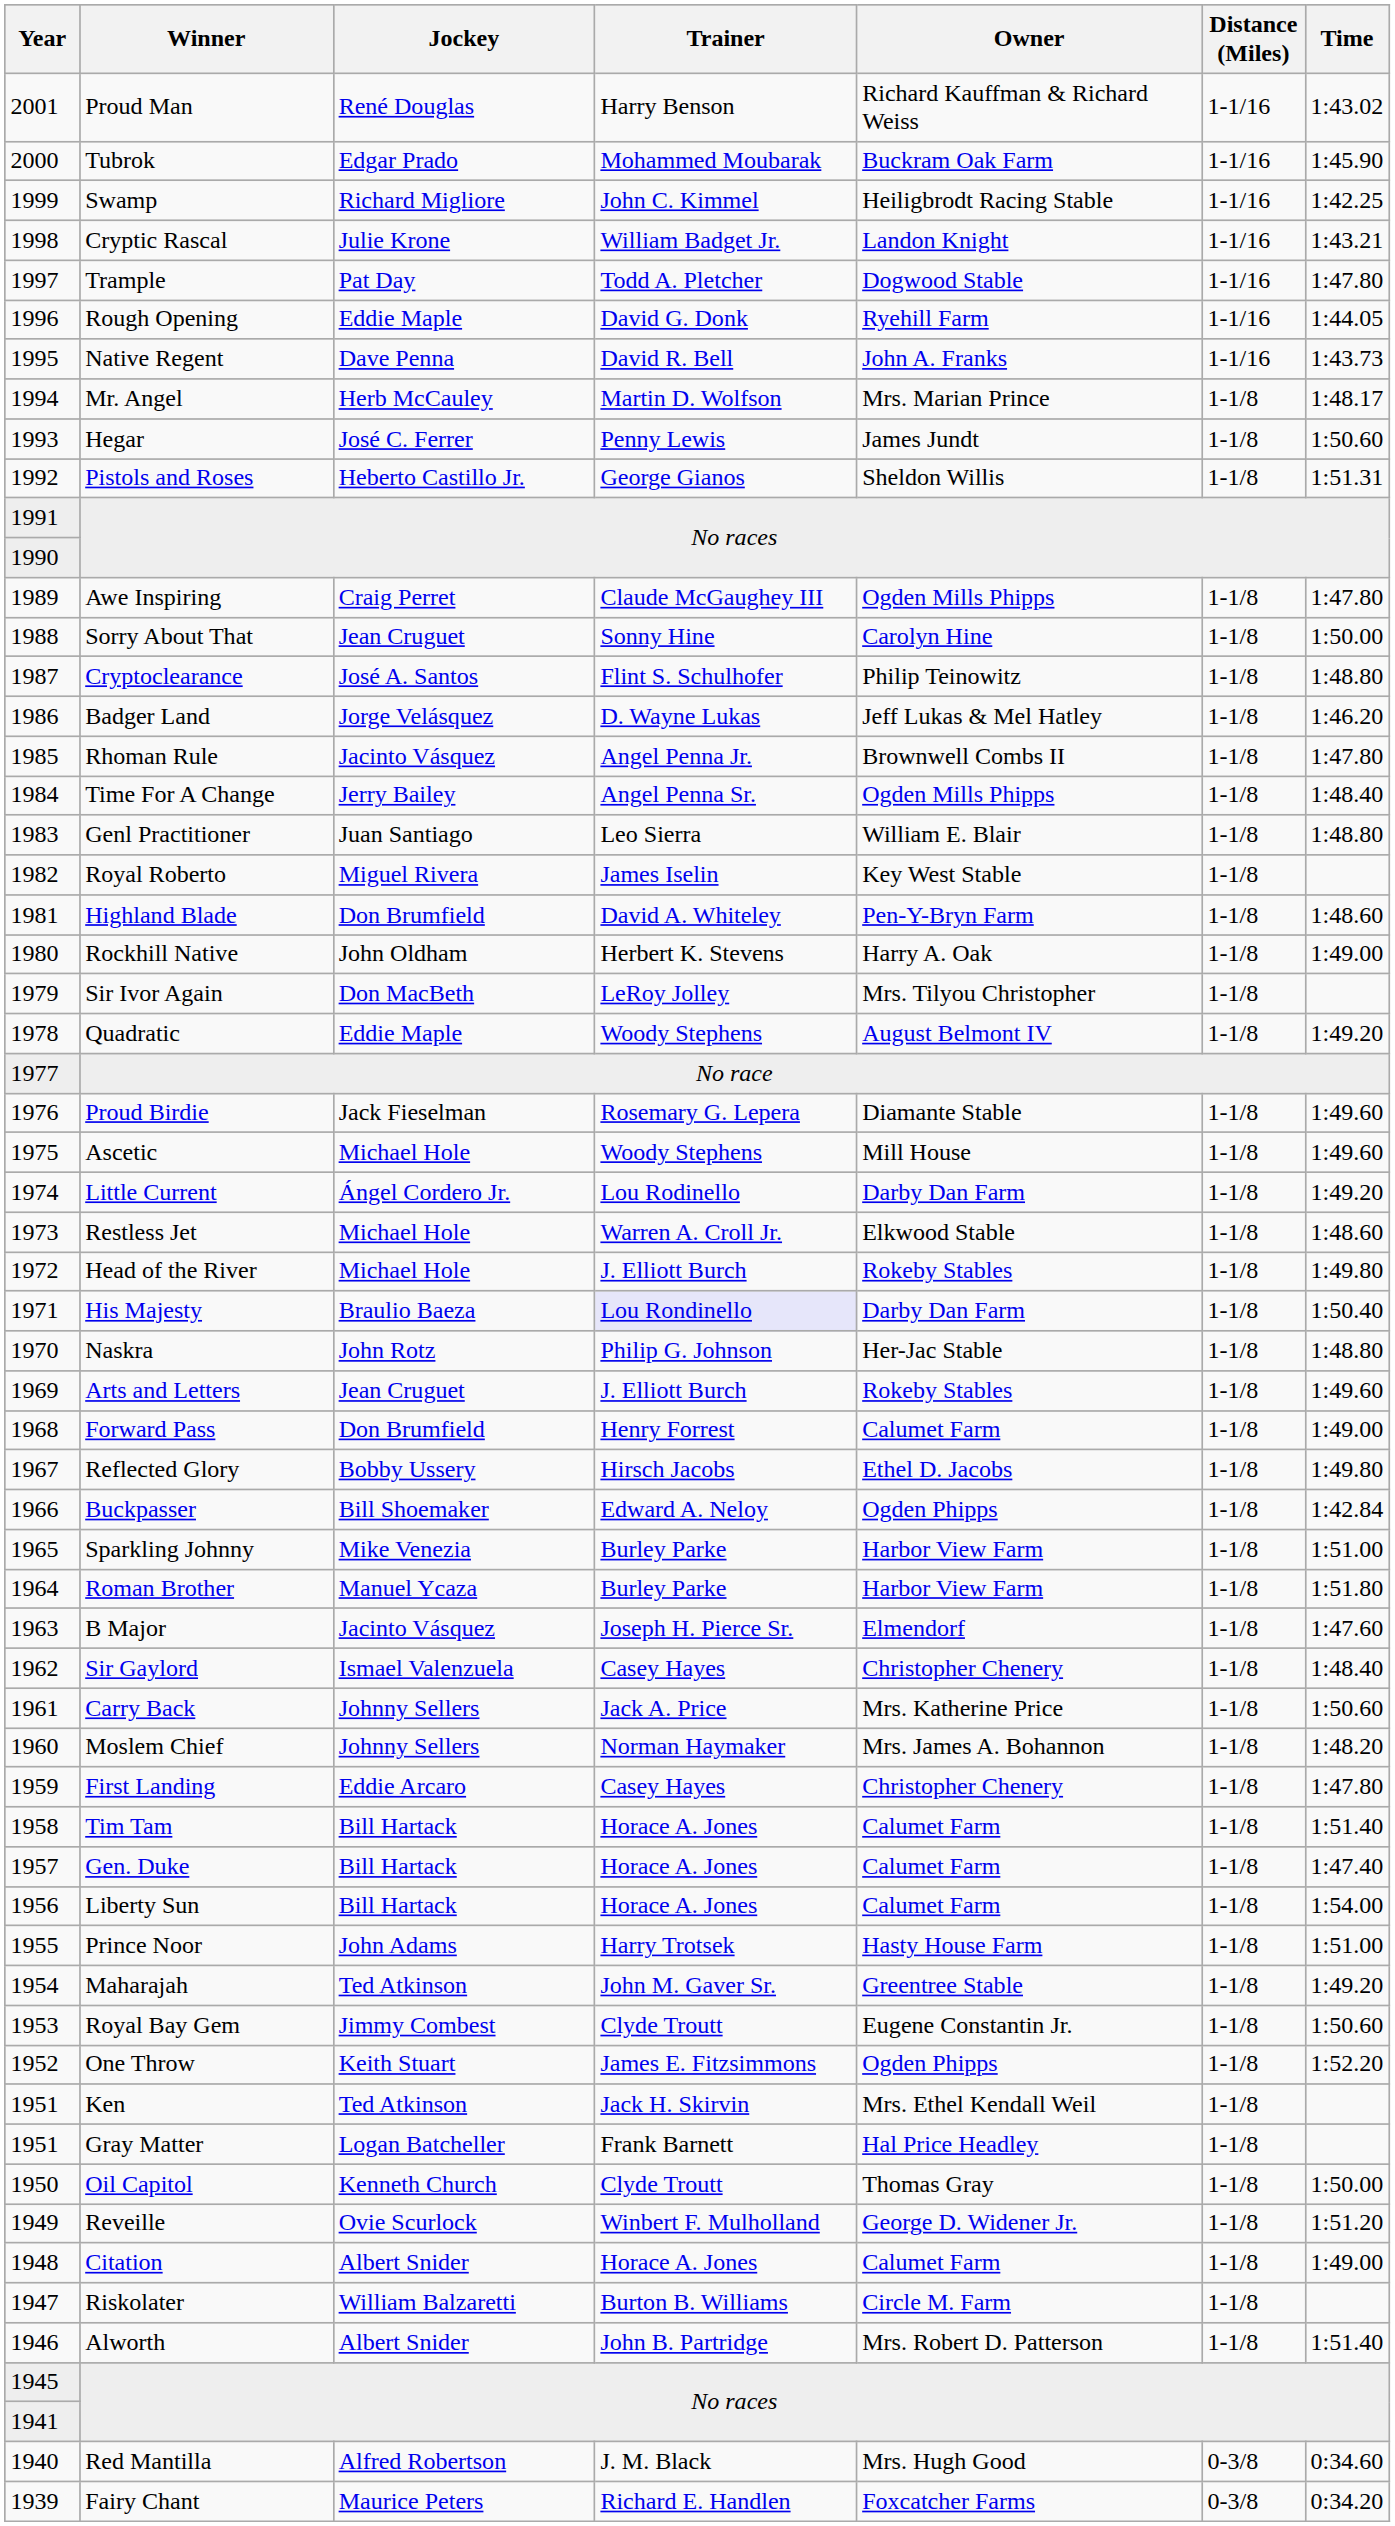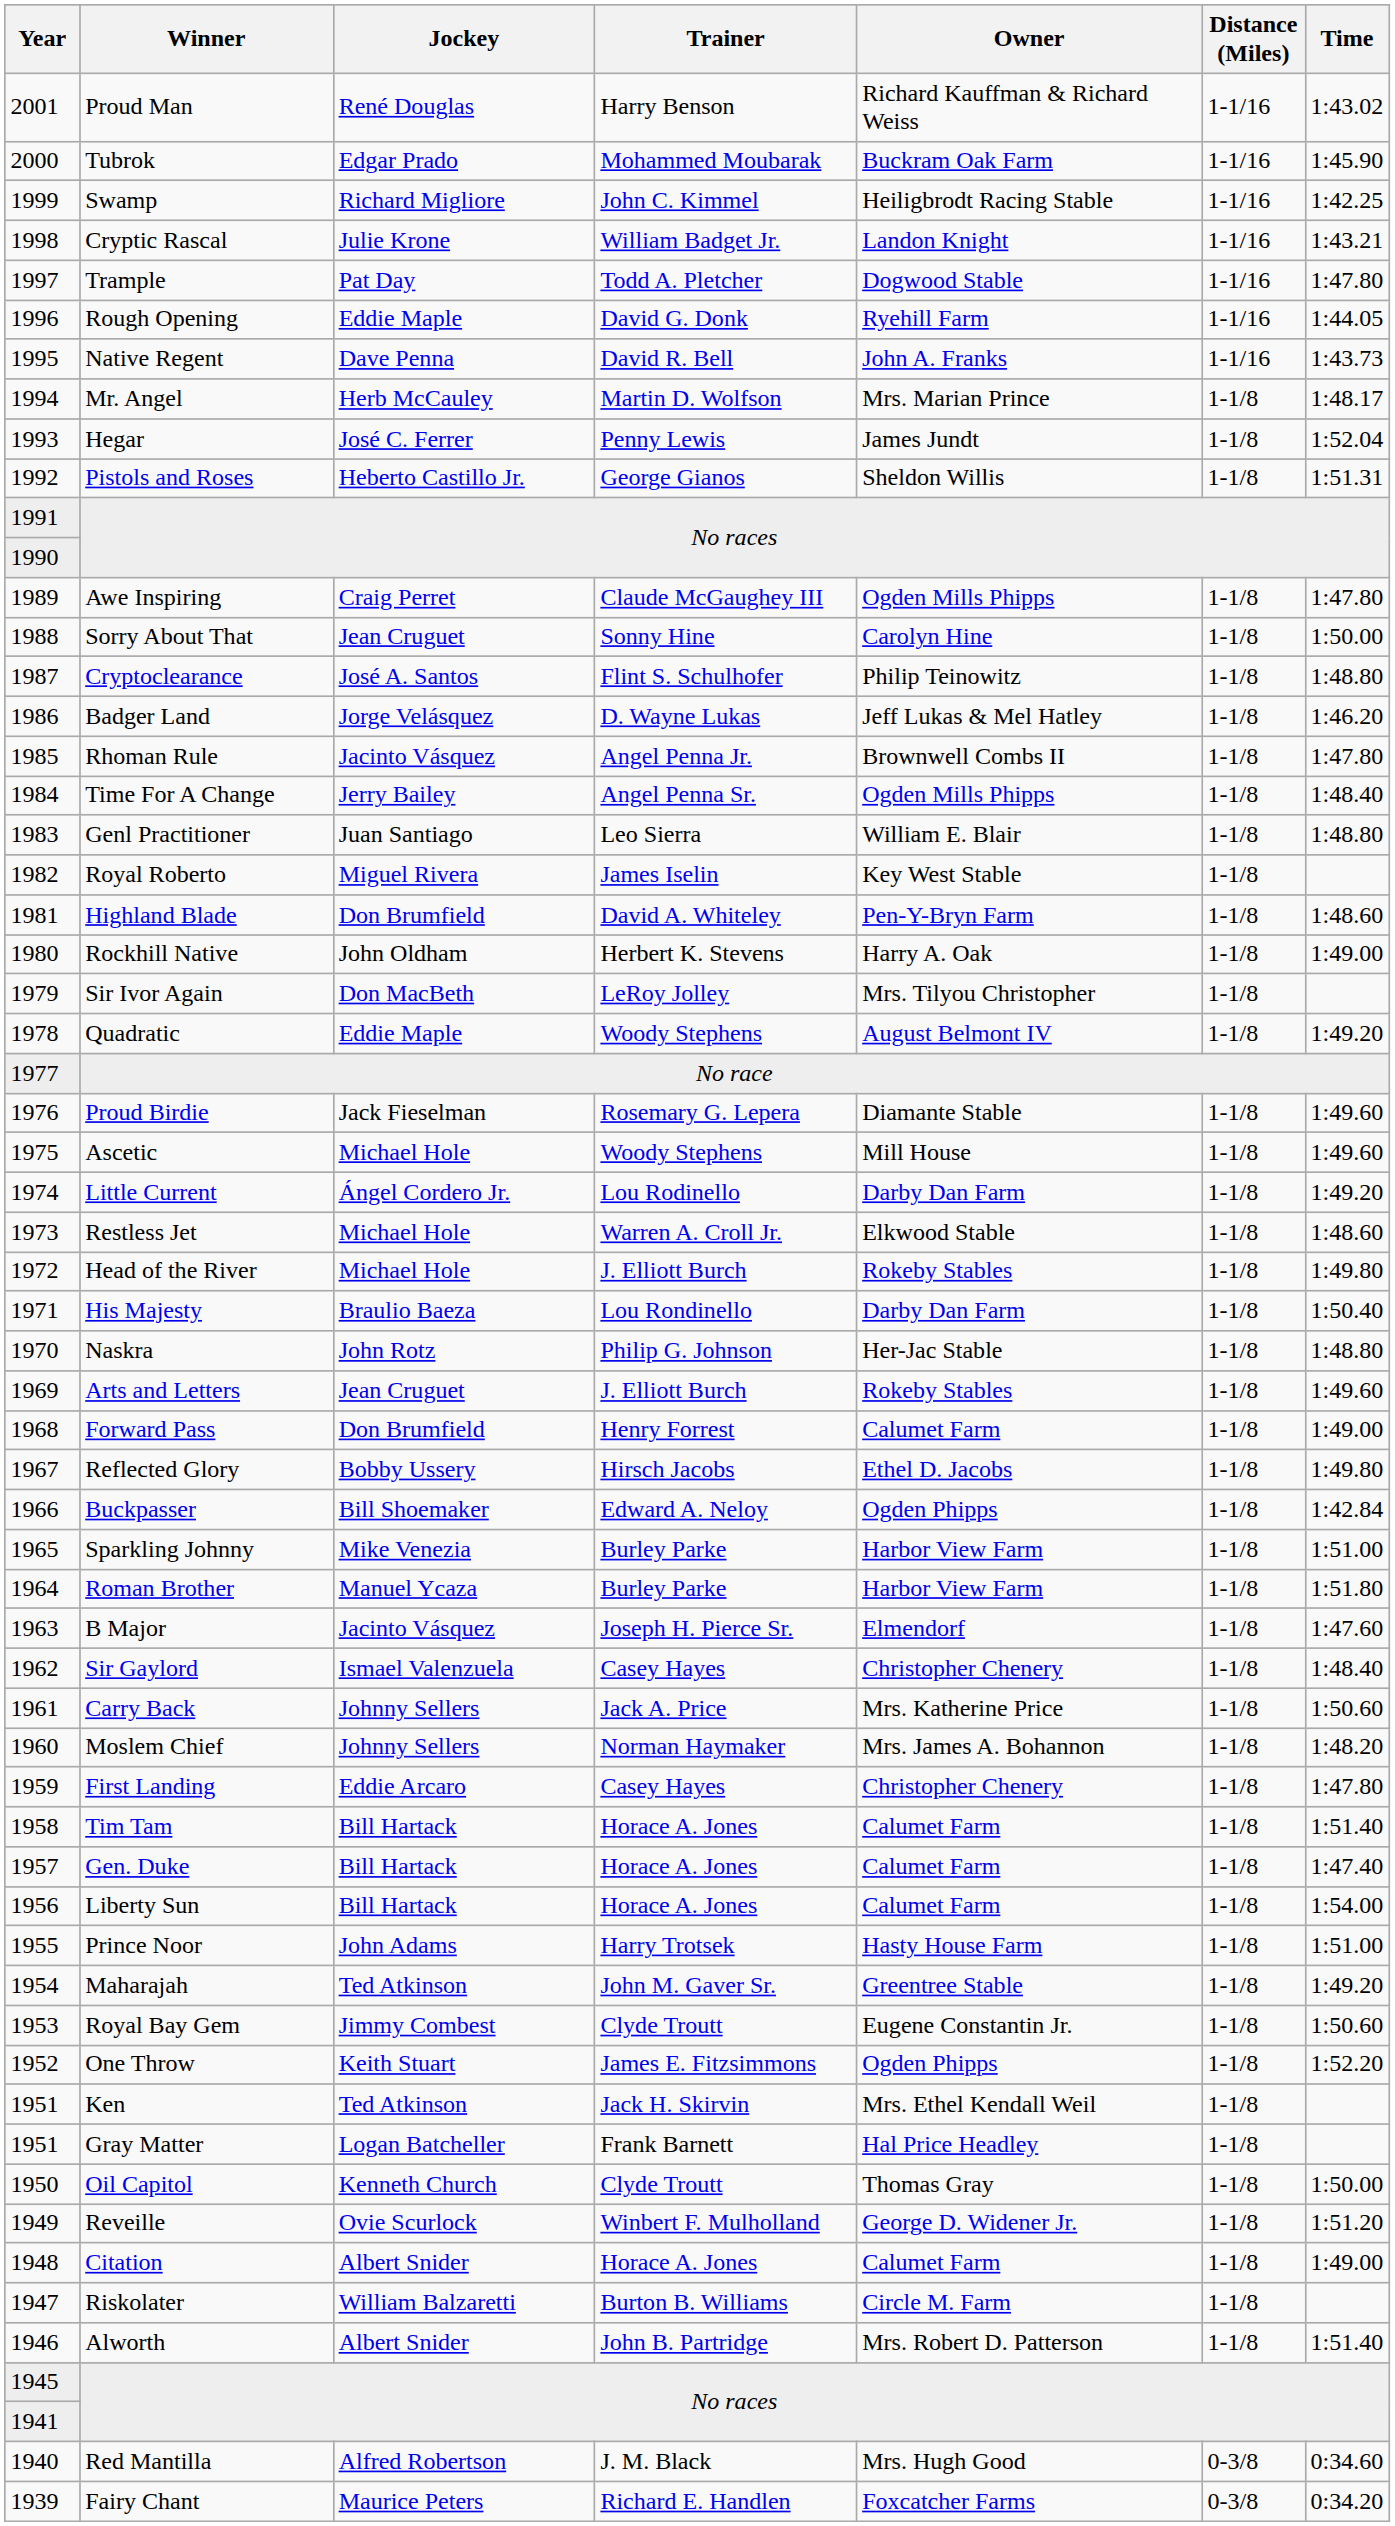(1347, 438) 1:50.60 -> (1347, 438) 1:52.04
(676, 1311) lavender background -> (676, 1311) no background
